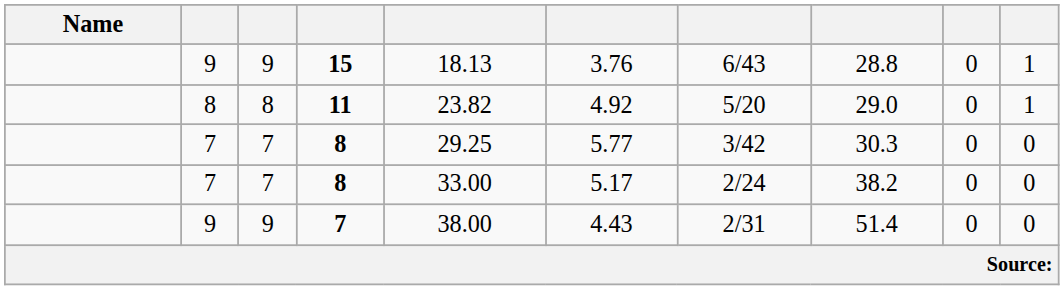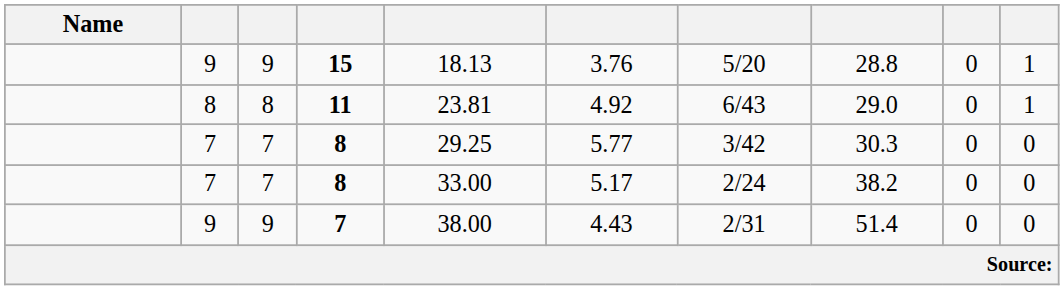(744, 64) 6/43 -> (744, 64) 5/20
(465, 103) 23.82 -> (465, 103) 23.81
(744, 103) 5/20 -> (744, 103) 6/43
